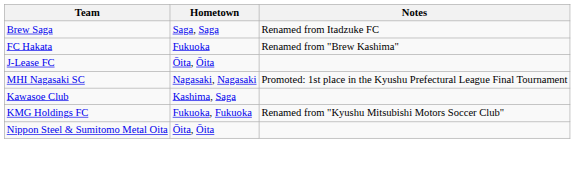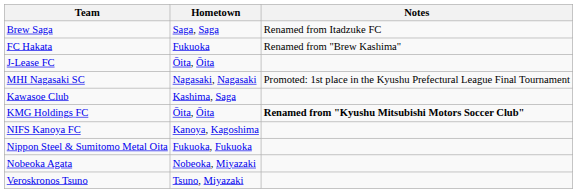(212, 113) Fukuoka, Fukuoka -> (193, 113) Ōita, Ōita
(383, 113) normal -> (394, 113) bold
+ row: (44, 130)
(193, 130) Ōita, Ōita -> (212, 146) Fukuoka, Fukuoka
+ row: (39, 163)
+ row: (47, 180)
